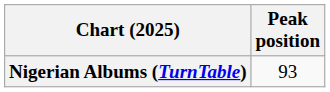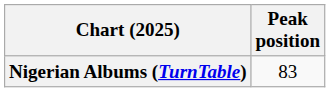(288, 71) 93 -> (288, 71) 83
